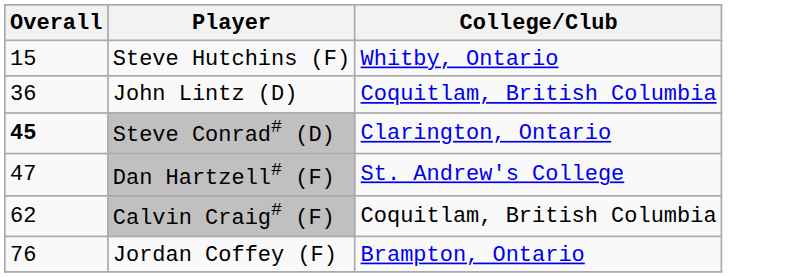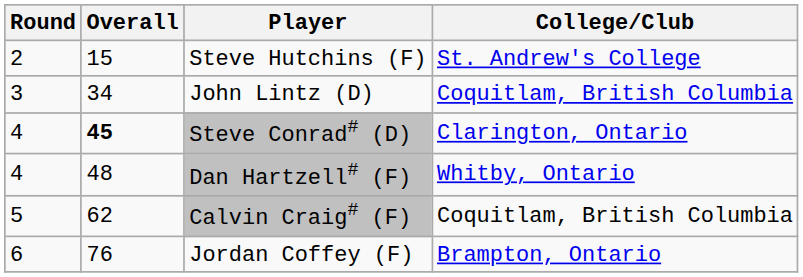+ column: (43, 23)
(460, 59) Whitby, Ontario -> (569, 59) St. Andrew's College
(23, 94) 36 -> (100, 94) 34
(23, 174) 47 -> (100, 174) 48
(492, 174) St. Andrew's College -> (536, 174) Whitby, Ontario
